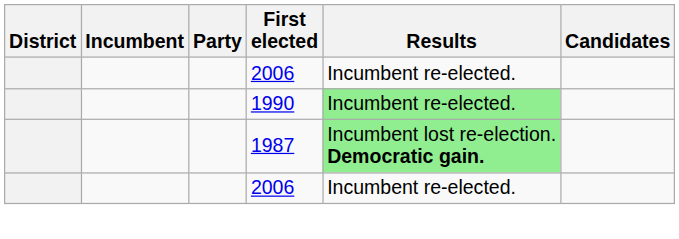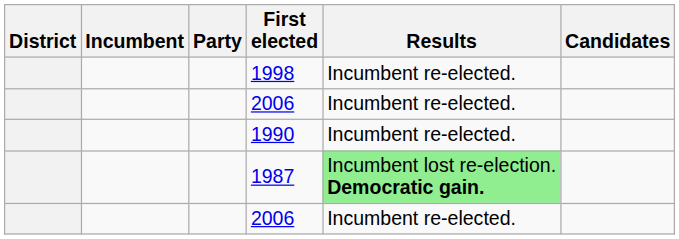+ row: (43, 73)
(422, 103) lightgreen background -> (422, 134) no background
